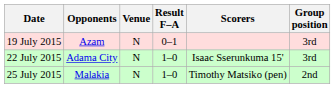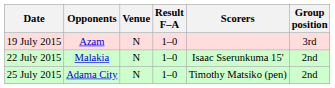(169, 41) 0–1 -> (169, 41) 1–0
(92, 58) Adama City -> (92, 58) Malakia
(310, 58) 3rd -> (310, 58) 2nd
(92, 74) Malakia -> (92, 74) Adama City
